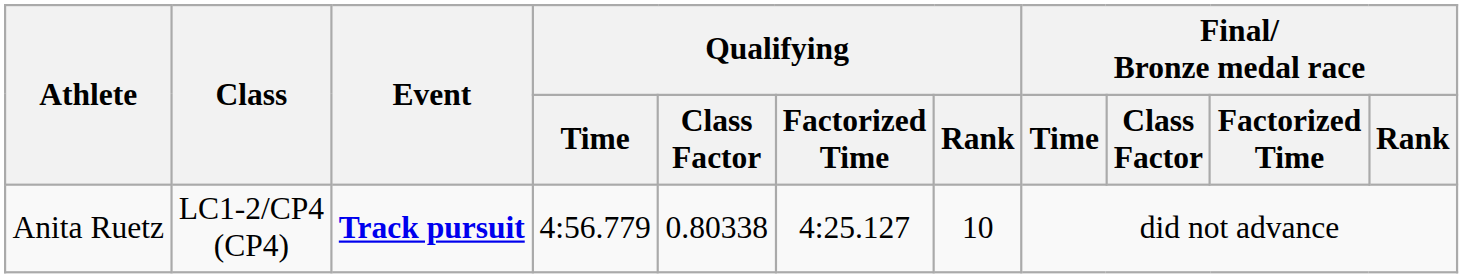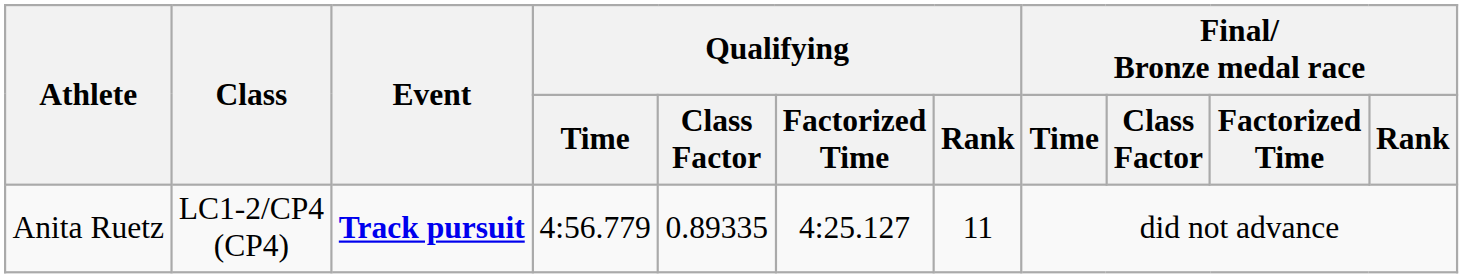(717, 227) 0.80338 -> (717, 227) 0.89335
(978, 227) 10 -> (978, 227) 11
